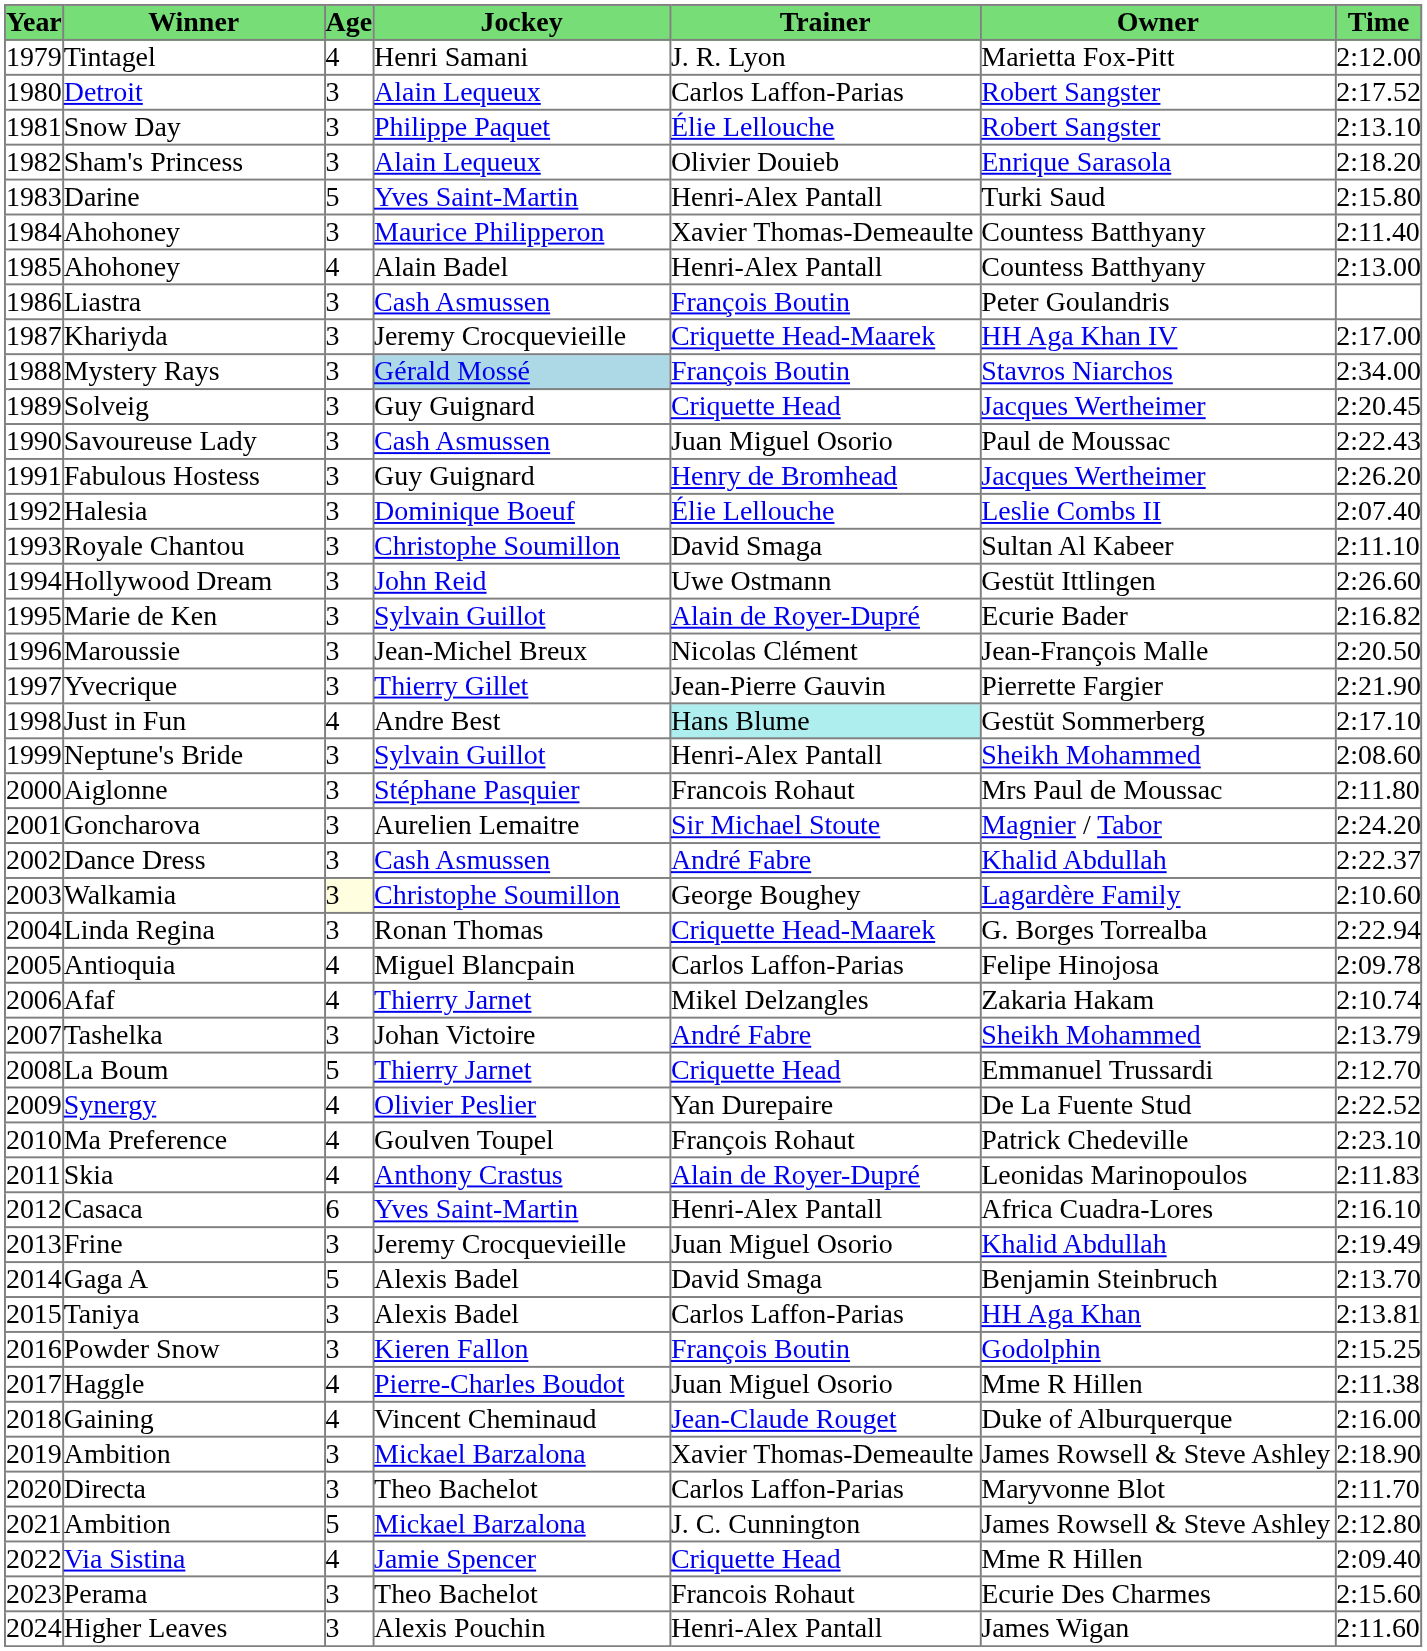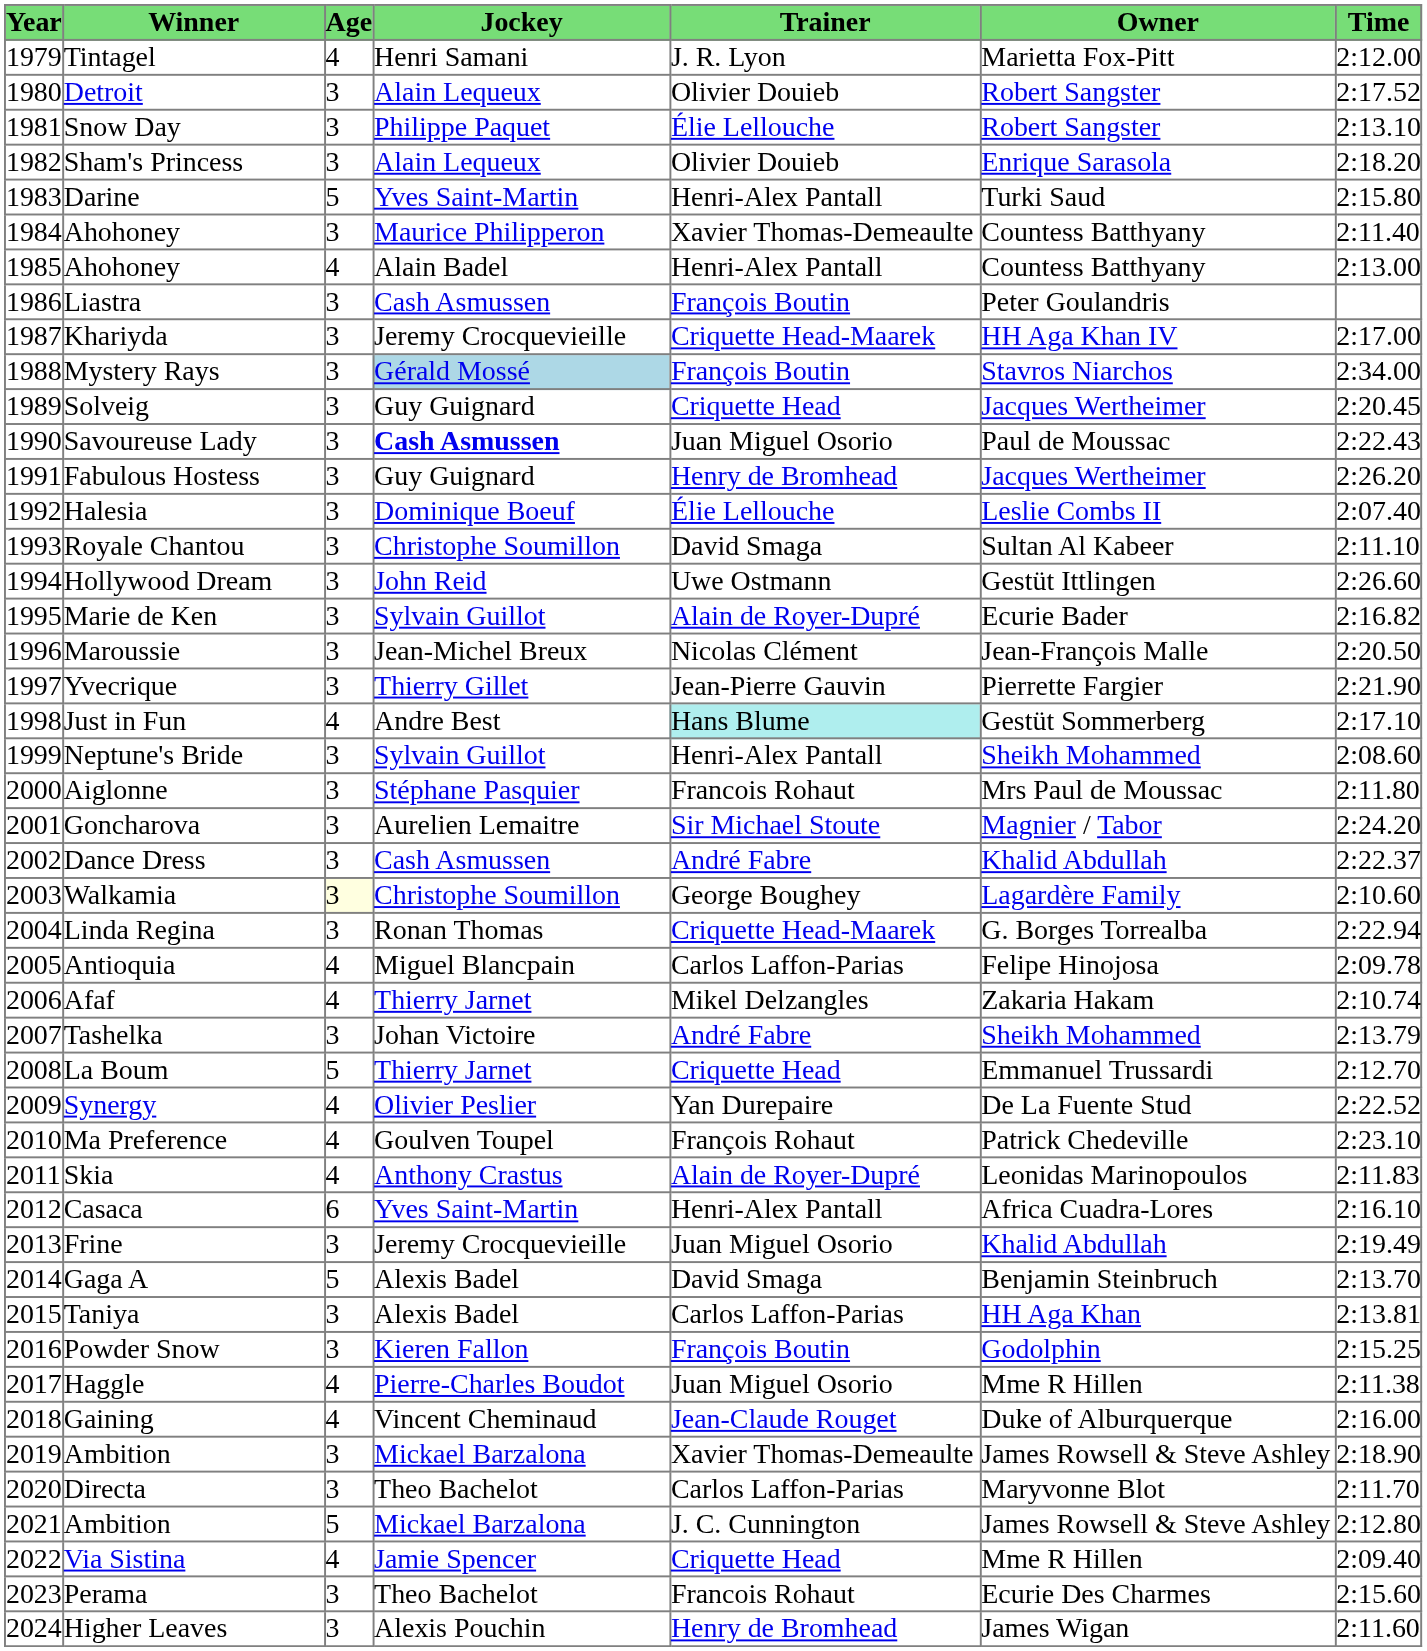(787, 91) Carlos Laffon-Parias -> (755, 91) Olivier Douieb
(462, 441) normal -> (467, 441) bold
(777, 1628) Henri-Alex Pantall -> (784, 1628) Henry de Bromhead
